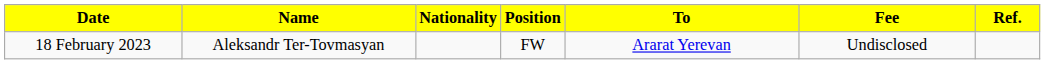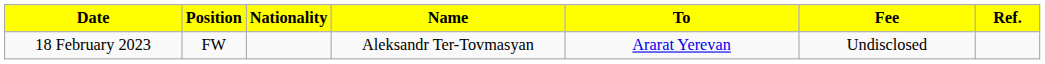columns swapped: (533, 18) <-> (299, 18)
